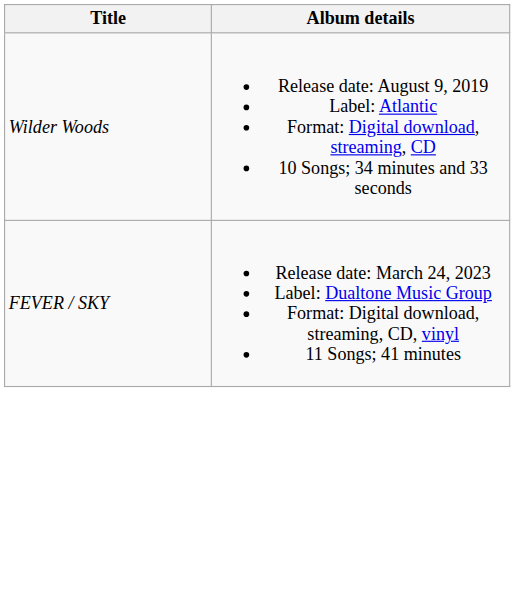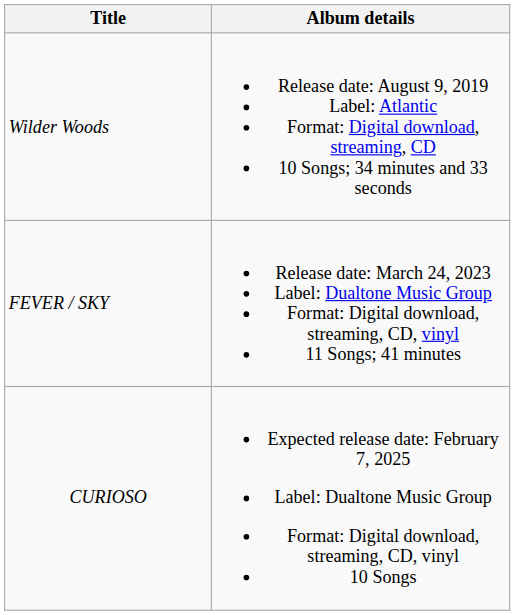+ row: (108, 498)
